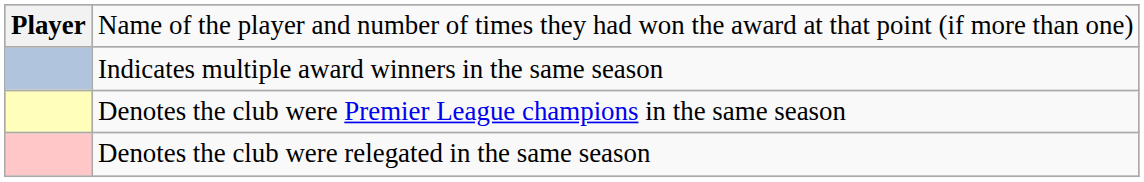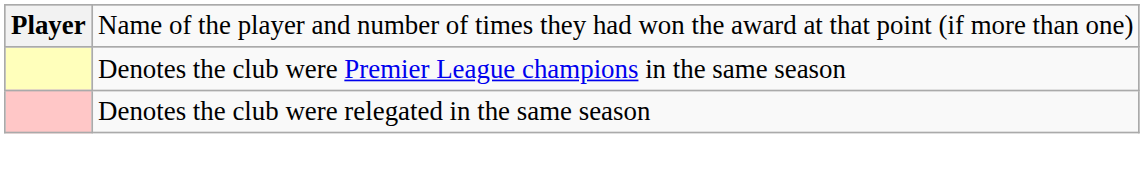- row: (381, 68)
